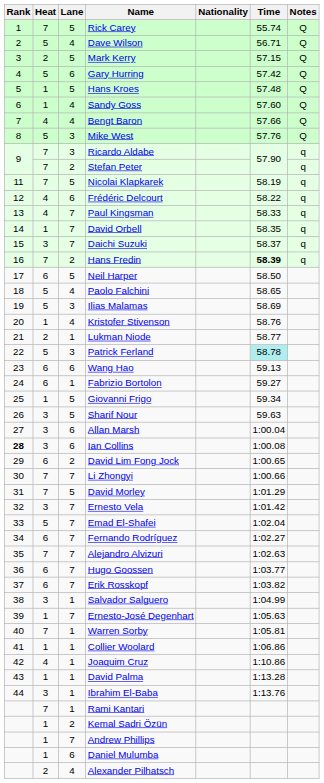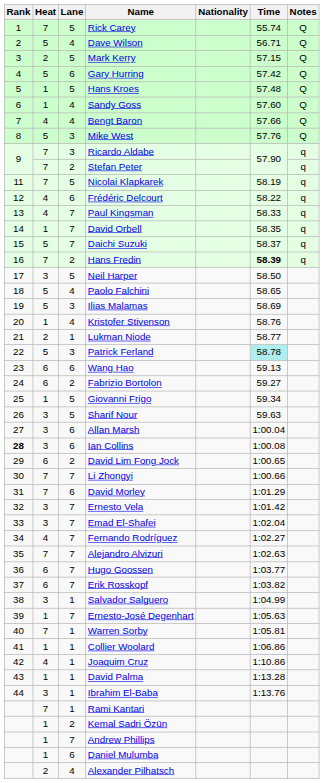(45, 244) 3 -> (45, 244) 5
(45, 275) 6 -> (45, 275) 3
(72, 383) 1 -> (72, 383) 2
(72, 492) 5 -> (72, 492) 6
(45, 523) 5 -> (45, 523) 3
(45, 538) 6 -> (45, 538) 4
